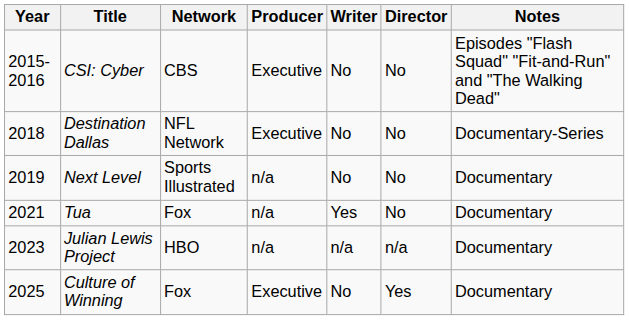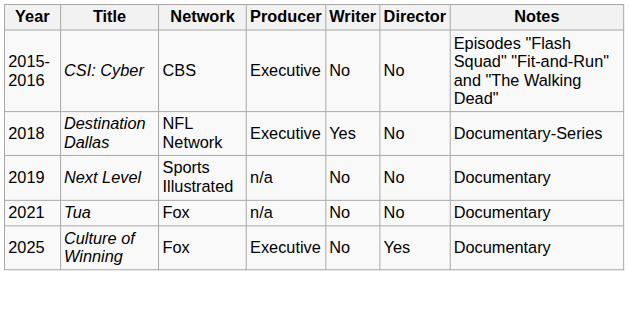(341, 133) No -> (343, 133) Yes
(344, 212) Yes -> (340, 212) No
- row: (108, 247)
